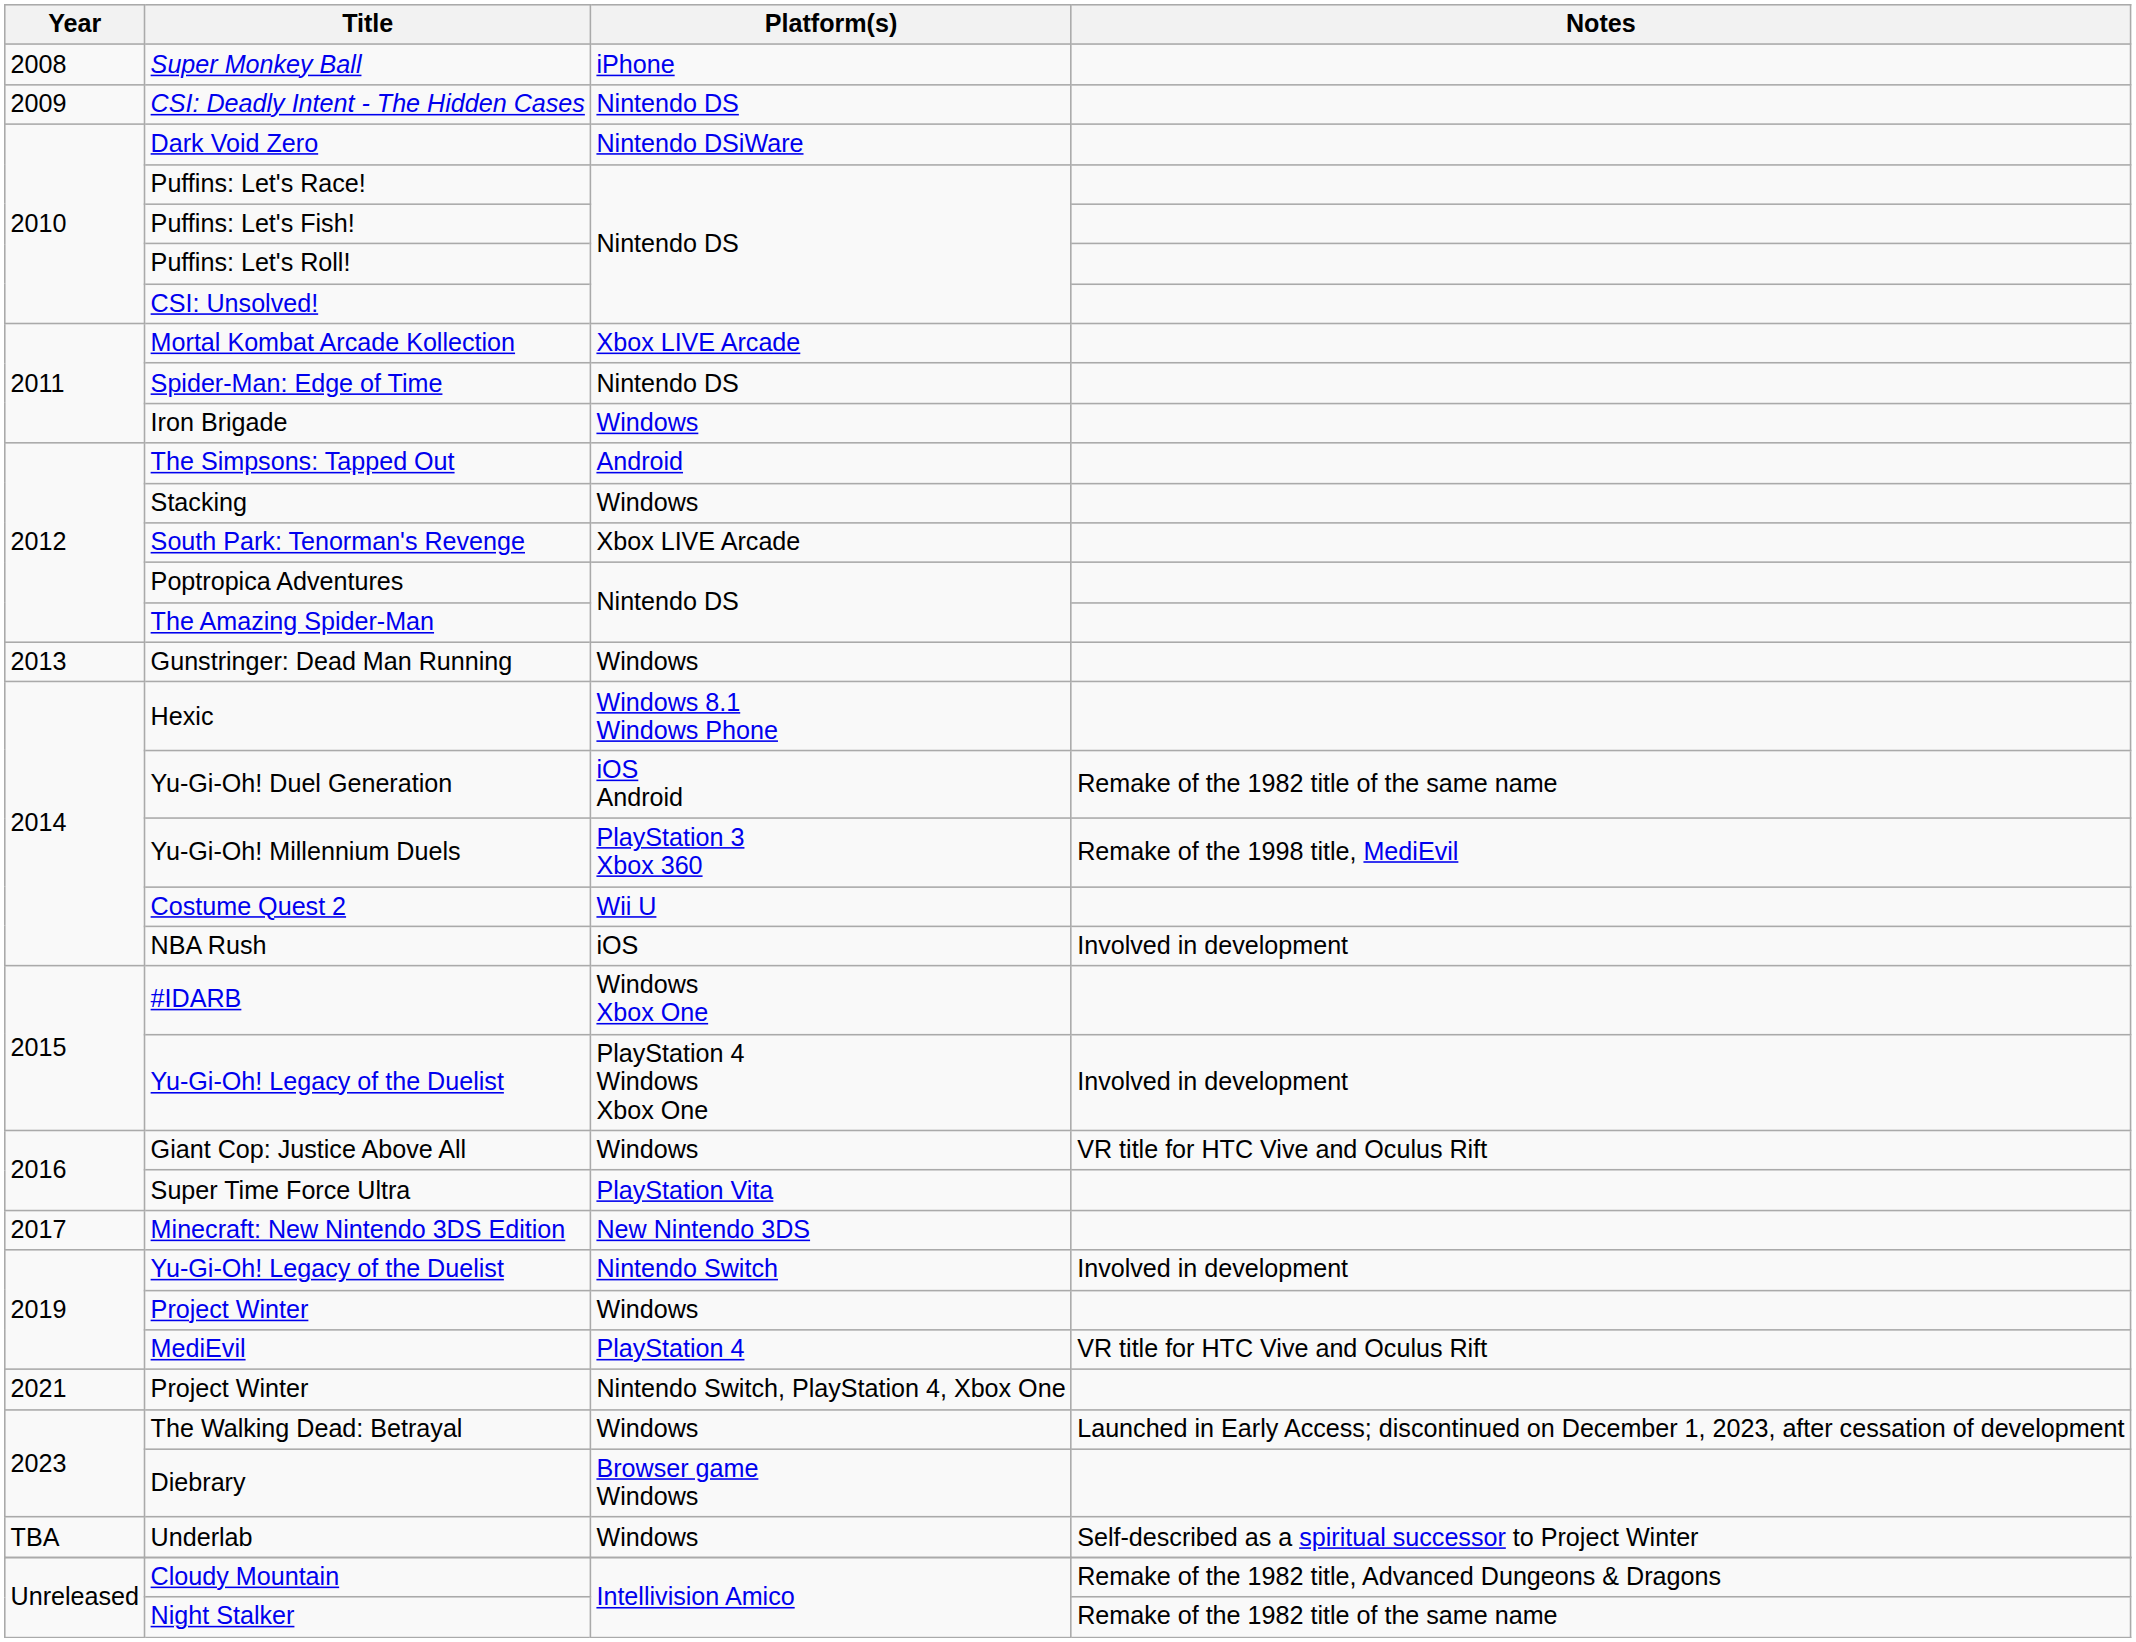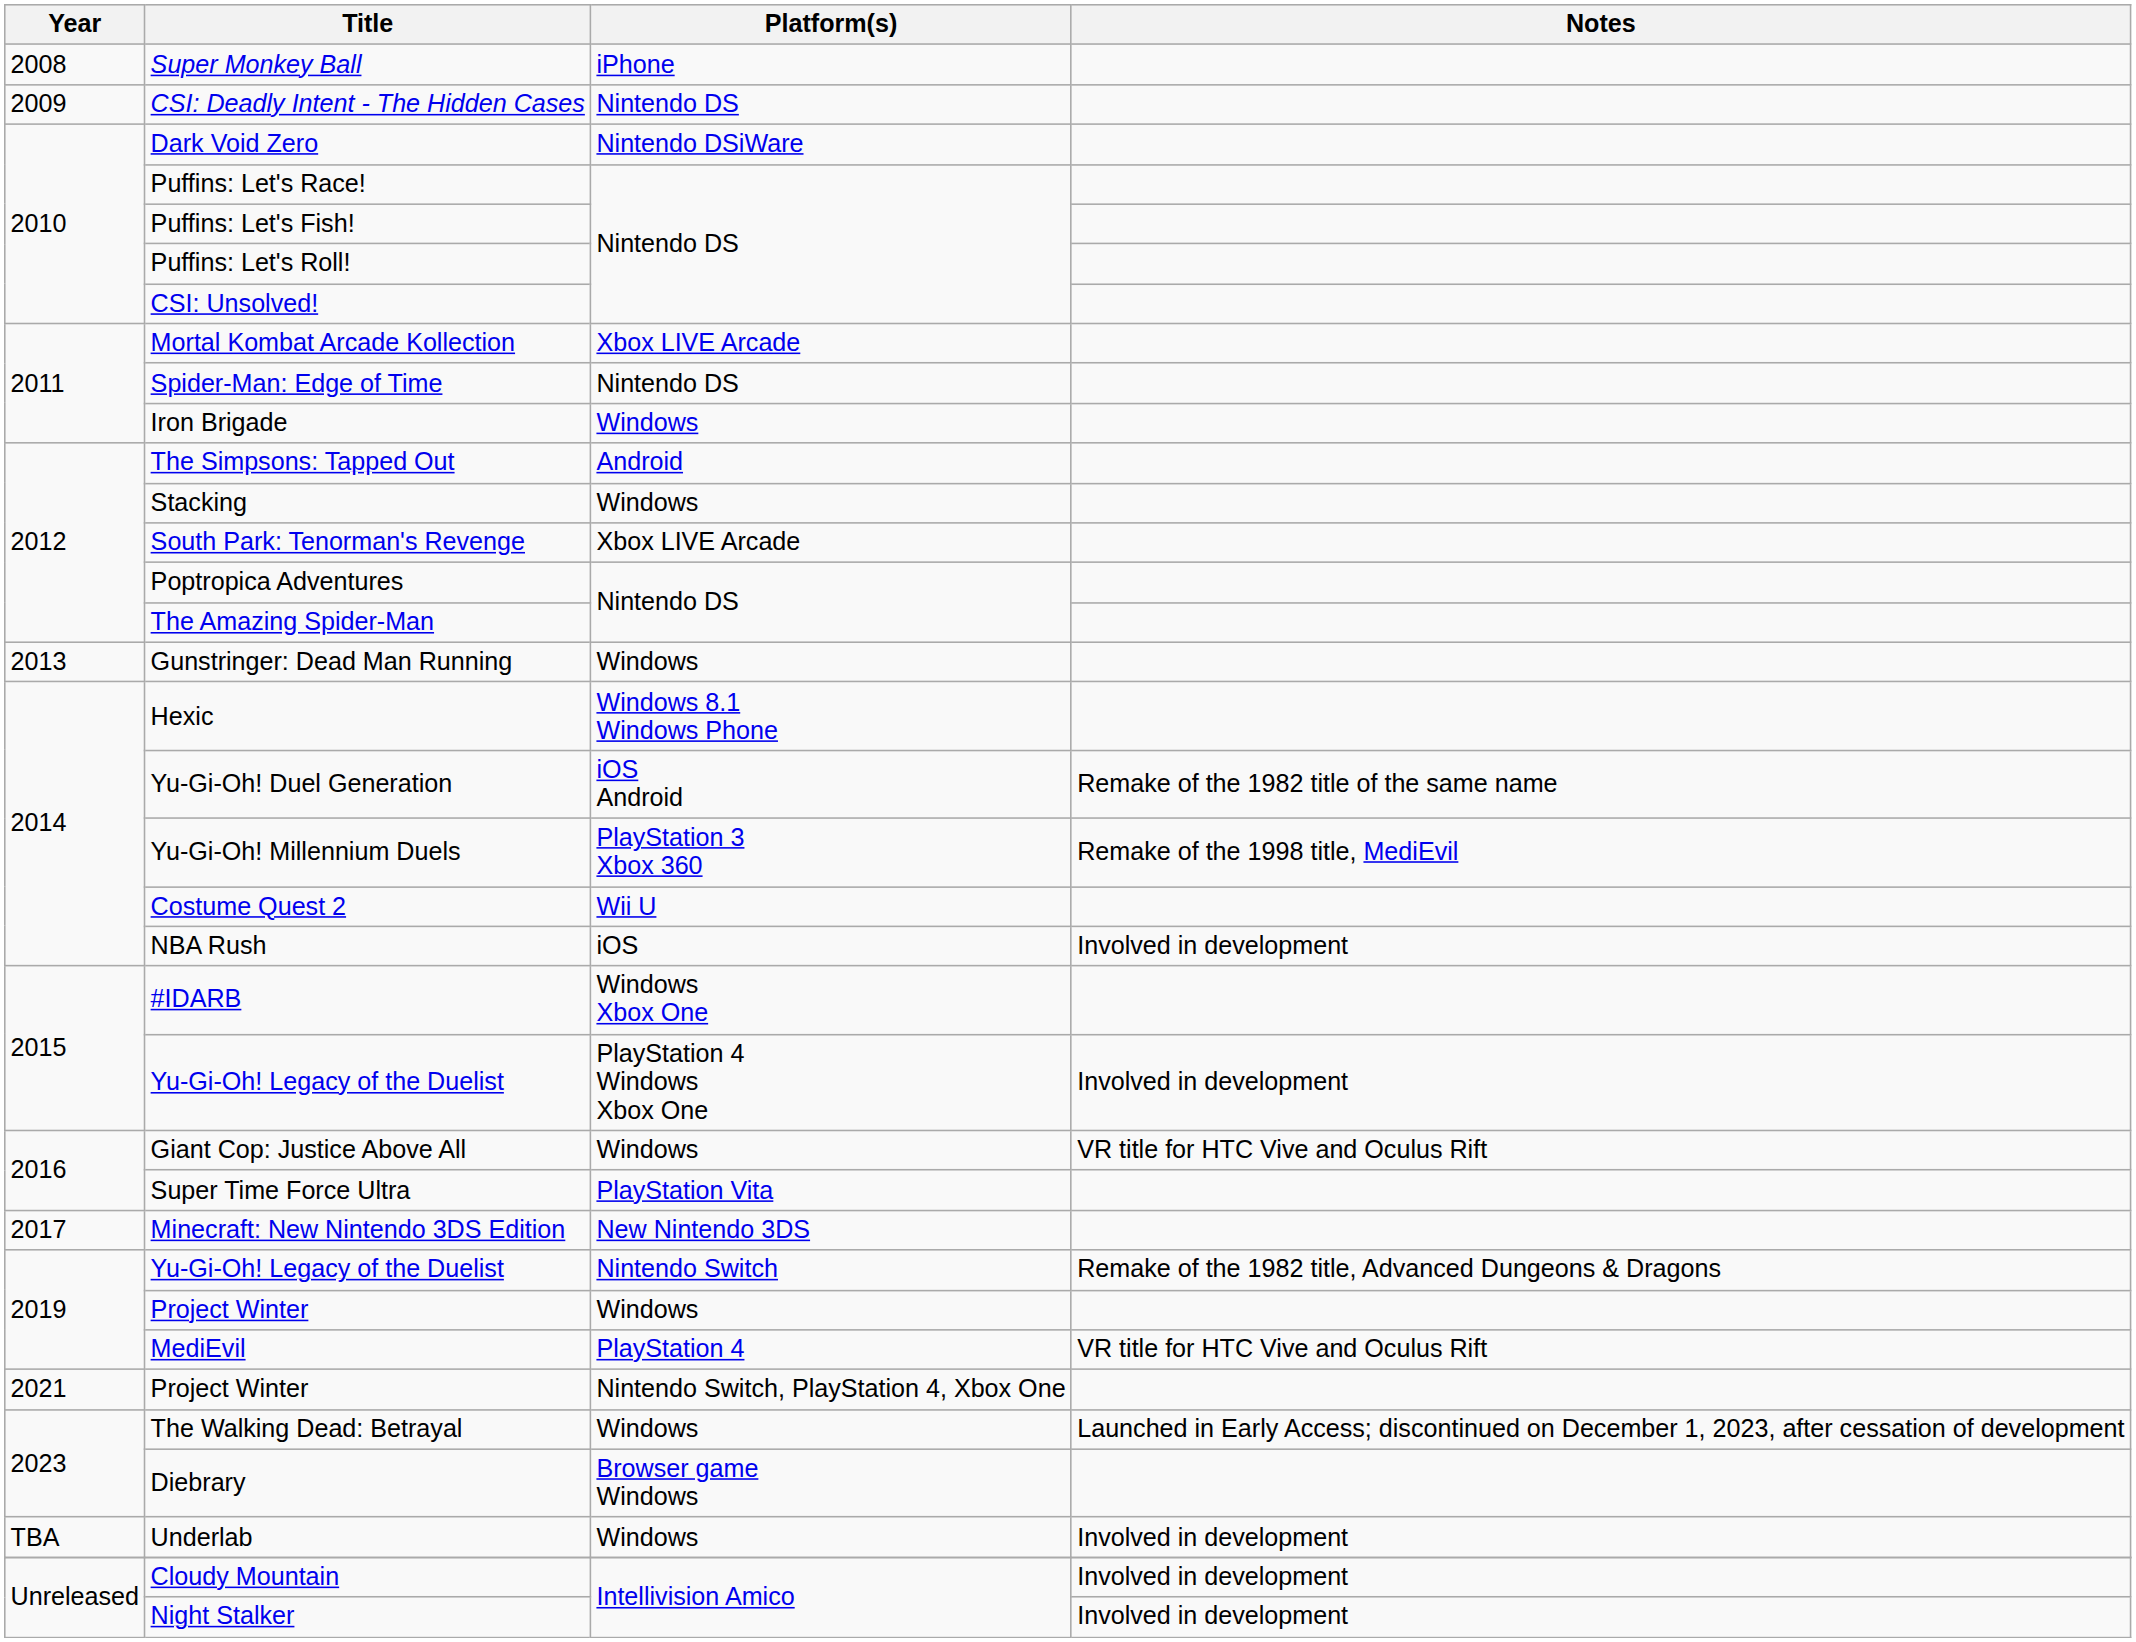(1213, 1269) Involved in development -> (1399, 1269) Remake of the 1982 title, Advanced Dungeons & Dragons
(1388, 1536) Self-described as a spiritual successor to Project Winter -> (1213, 1536) Involved in development
(1399, 1576) Remake of the 1982 title, Advanced Dungeons & Dragons -> (1213, 1576) Involved in development
(1317, 1616) Remake of the 1982 title of the same name -> (1213, 1616) Involved in development
